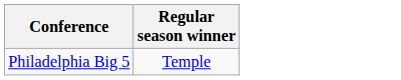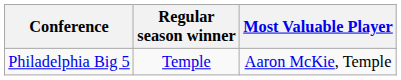+ column: (318, 26)
